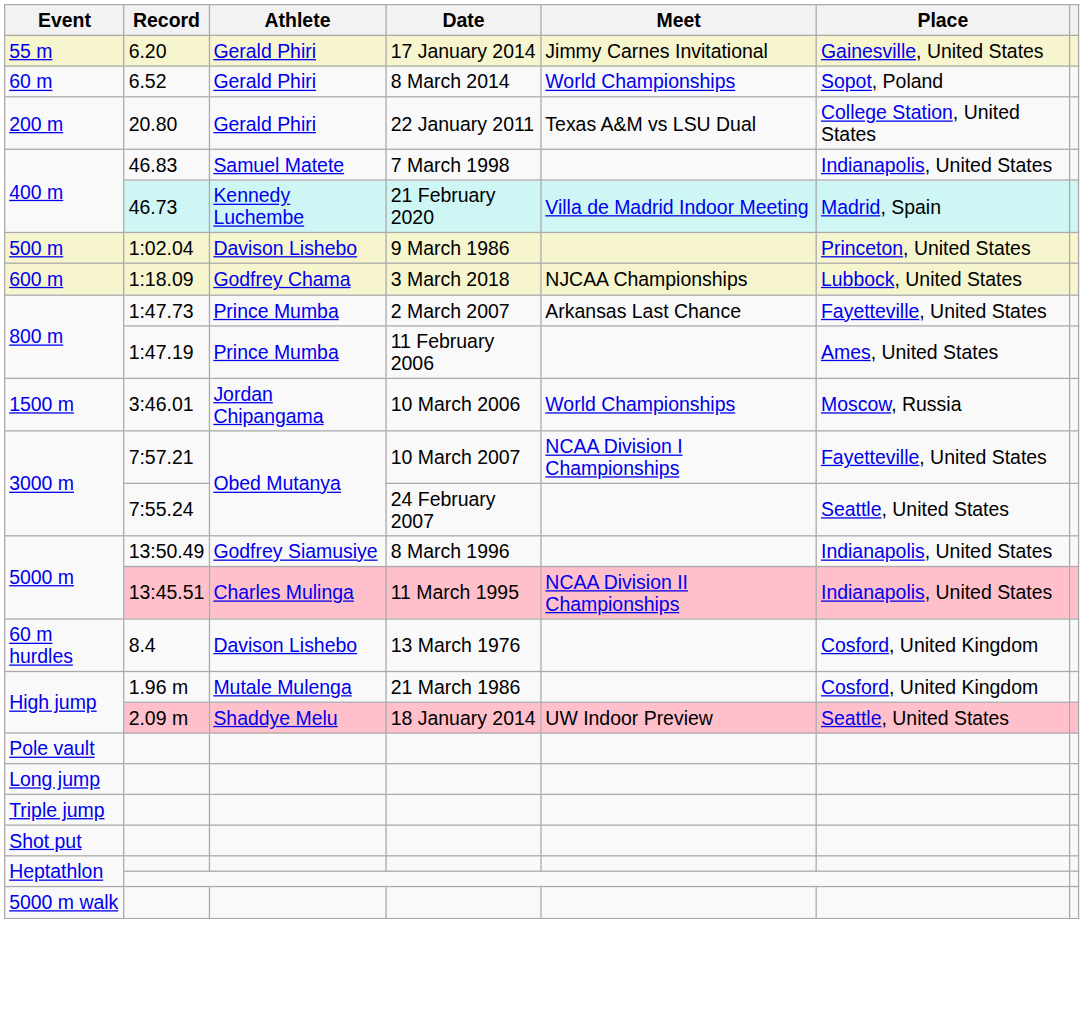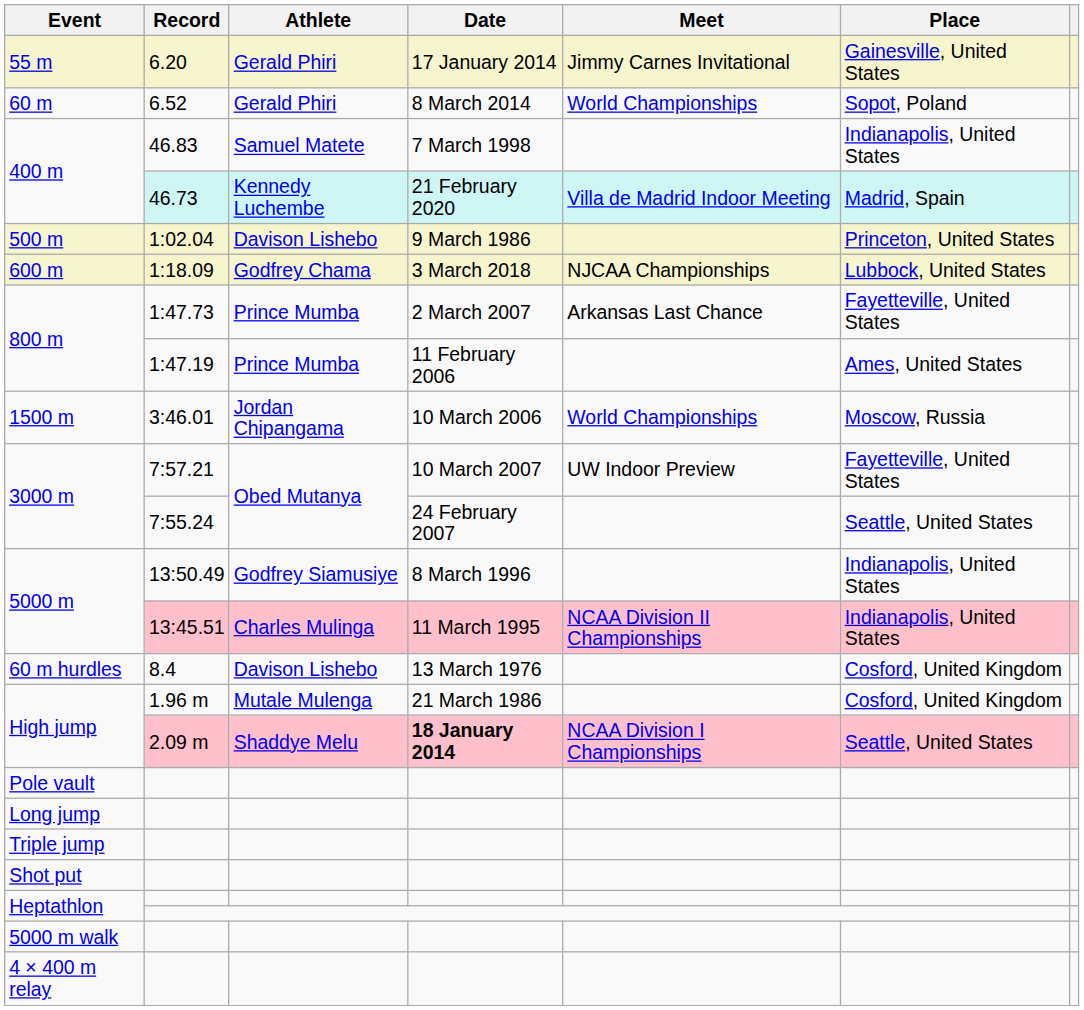- row: (36, 124)
(614, 457) NCAA Division I Championships -> (651, 470) UW Indoor Preview
(463, 718) normal -> (463, 742) bold
(629, 718) UW Indoor Preview -> (636, 742) NCAA Division I Championships
+ row: (53, 979)
